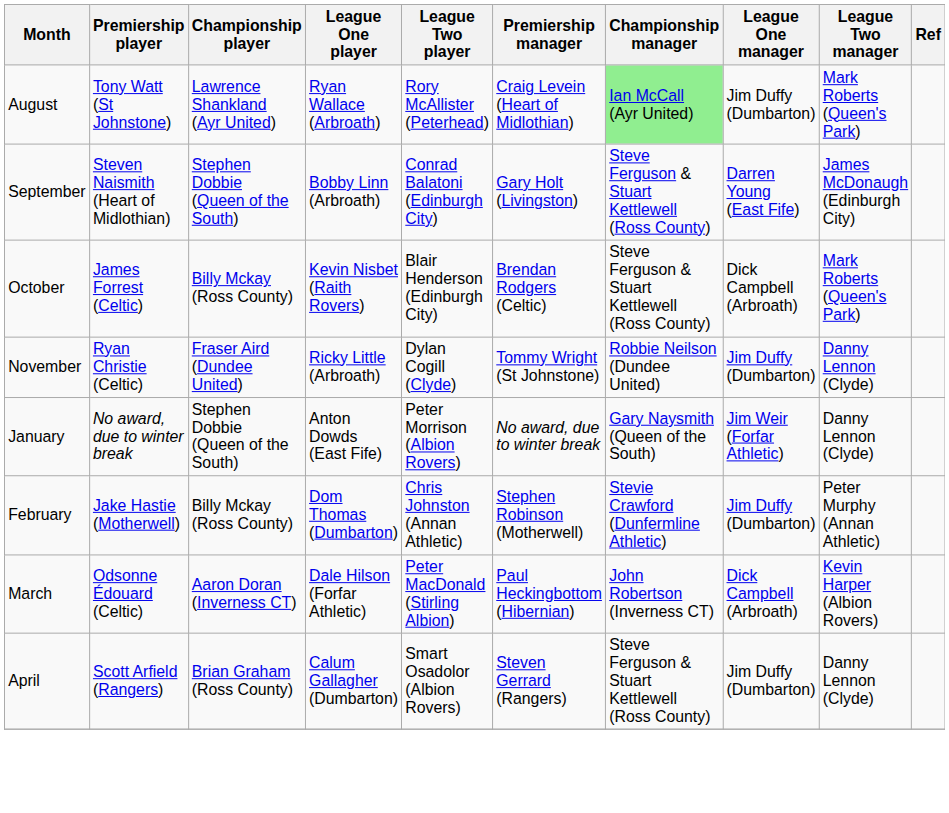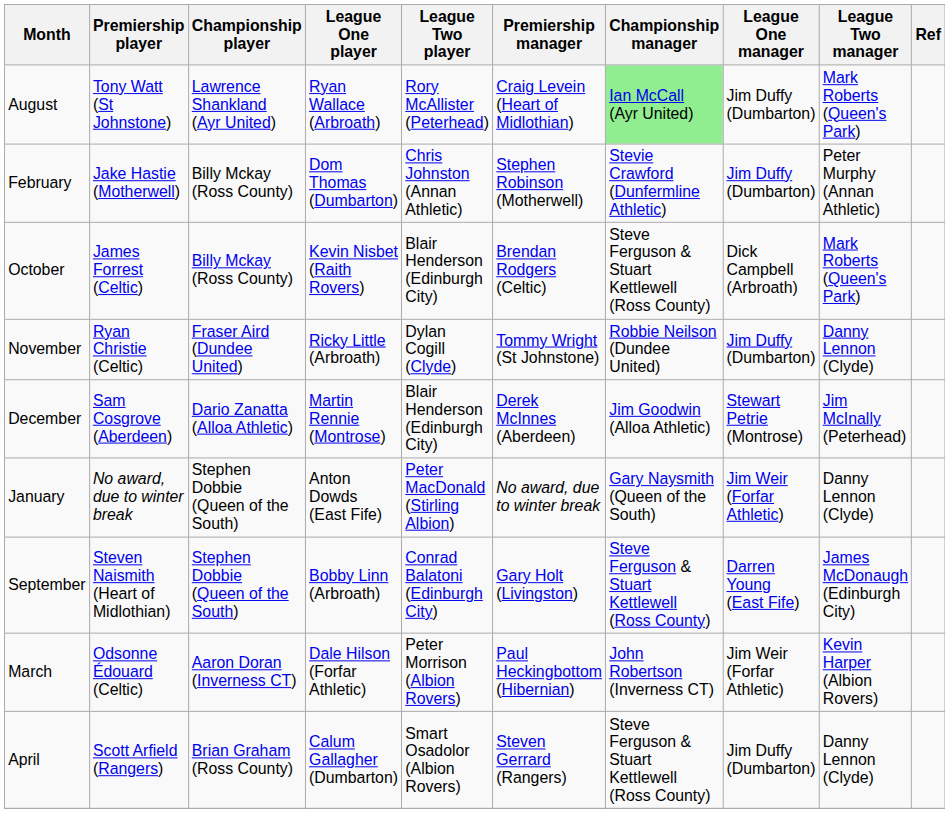rows swapped: (47, 192) <-> (40, 515)
+ row: (45, 418)
(436, 436) Peter Morrison (Albion Rovers) -> (445, 497) Peter MacDonald (Stirling Albion)
(445, 593) Peter MacDonald (Stirling Albion) -> (436, 672) Peter Morrison (Albion Rovers)
(762, 593) Dick Campbell (Arbroath) -> (757, 672) Jim Weir (Forfar Athletic)
